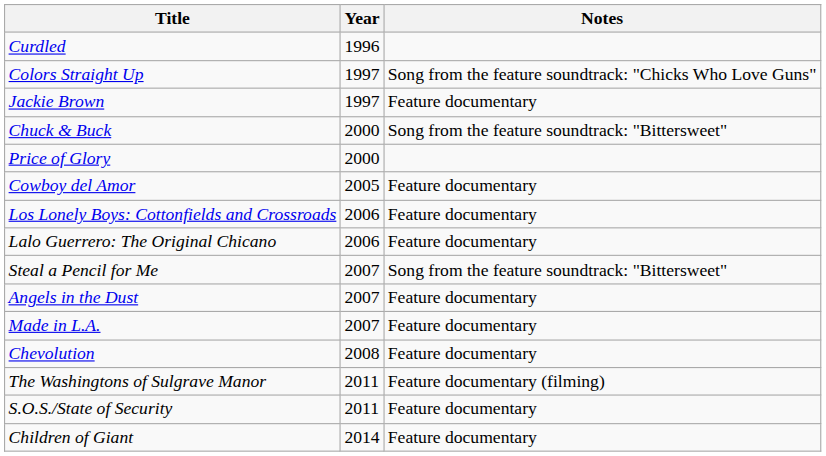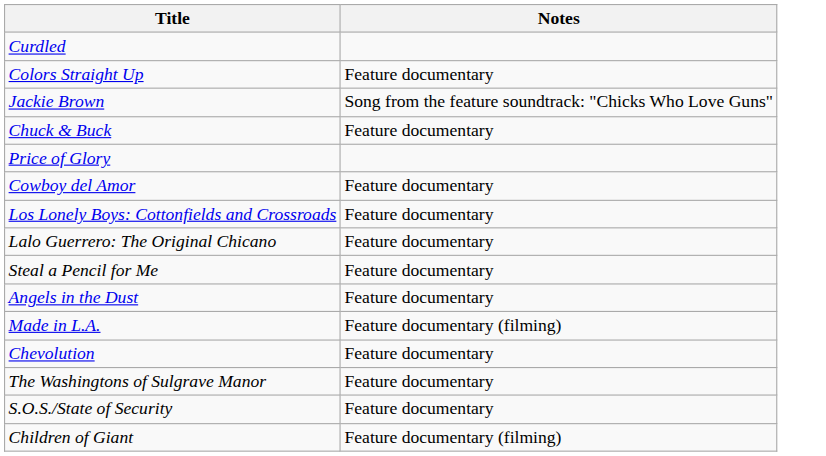- column: (362, 18)
(602, 74) Song from the feature soundtrack: "Chicks Who Love Guns" -> (419, 74) Feature documentary
(462, 102) Feature documentary -> (559, 102) Song from the feature soundtrack: "Chicks Who Love Guns"
(557, 130) Song from the feature soundtrack: "Bittersweet" -> (419, 130) Feature documentary
(557, 269) Song from the feature soundtrack: "Bittersweet" -> (419, 269) Feature documentary
(462, 325) Feature documentary -> (453, 325) Feature documentary (filming)
(496, 381) Feature documentary (filming) -> (419, 381) Feature documentary
(462, 437) Feature documentary -> (453, 437) Feature documentary (filming)
